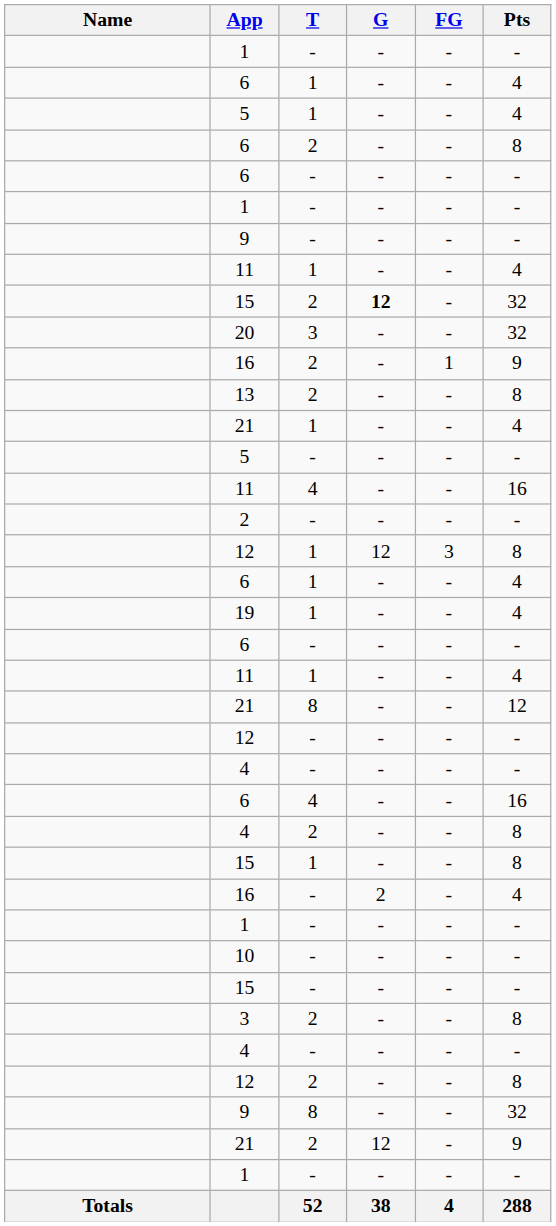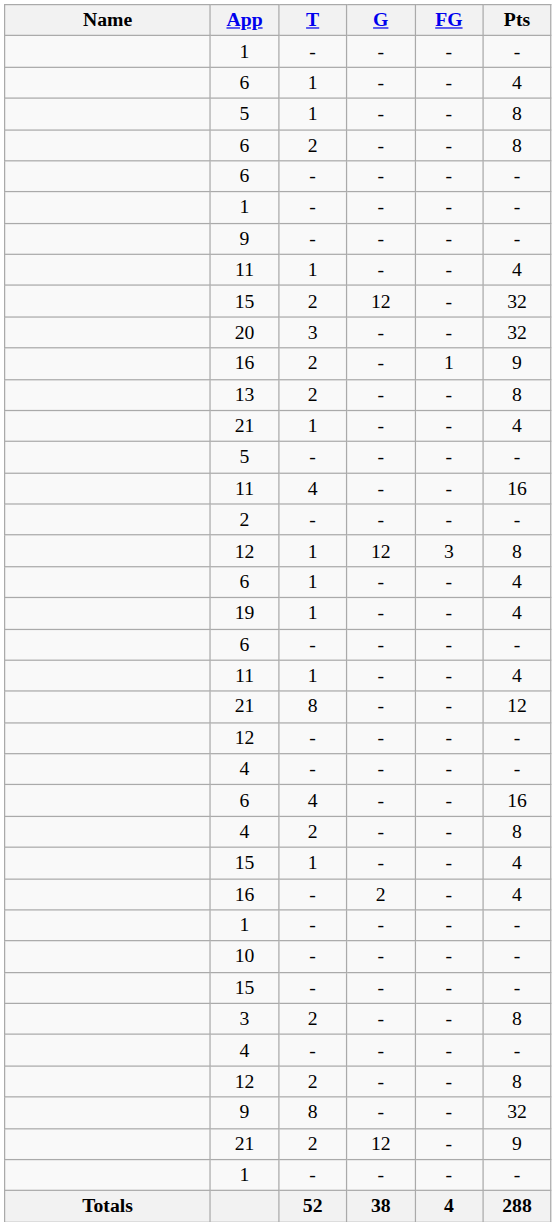(517, 113) 4 -> (517, 113) 8
(381, 301) bold -> (381, 301) normal
(517, 862) 8 -> (517, 862) 4
